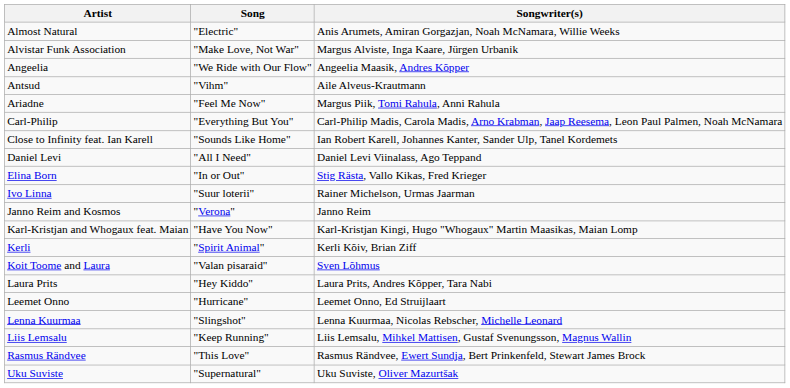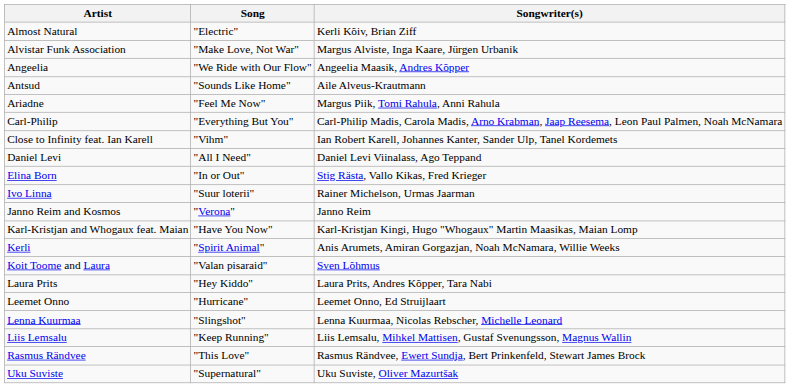(468, 31) Anis Arumets, Amiran Gorgazjan, Noah McNamara, Willie Weeks -> (367, 31) Kerli Kõiv, Brian Ziff
(211, 85) "Vihm" -> (242, 85) "Sounds Like Home"
(242, 139) "Sounds Like Home" -> (211, 139) "Vihm"
(367, 247) Kerli Kõiv, Brian Ziff -> (468, 247) Anis Arumets, Amiran Gorgazjan, Noah McNamara, Willie Weeks
